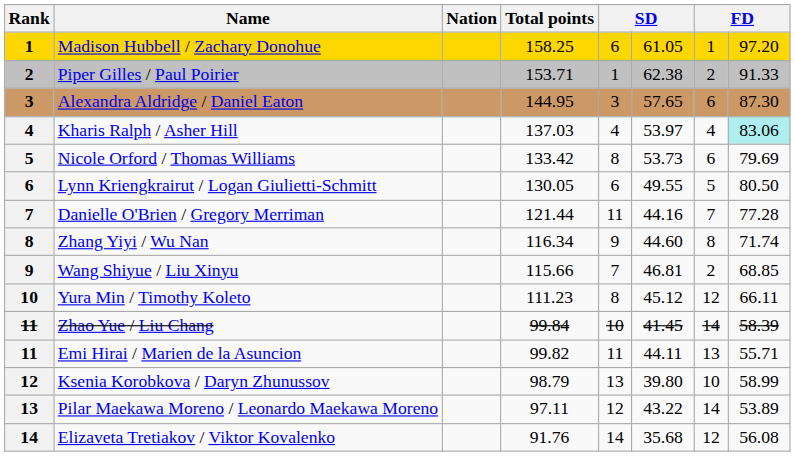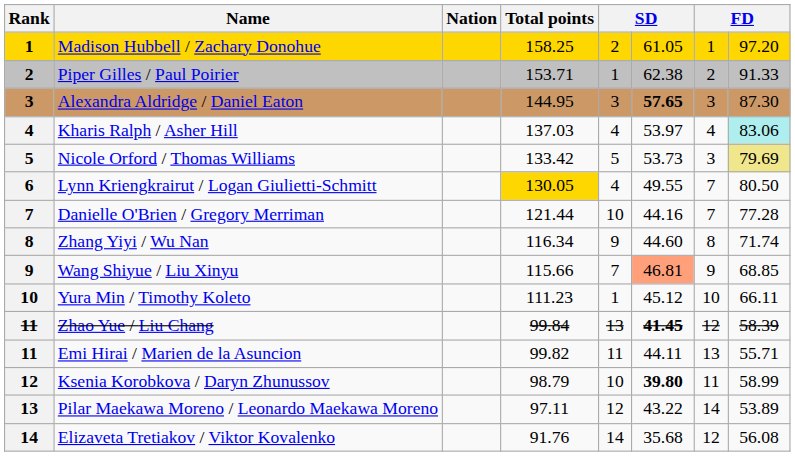(615, 46) 6 -> (615, 46) 2
(663, 102) normal -> (663, 102) bold
(711, 102) 6 -> (711, 102) 3
(615, 158) 8 -> (615, 158) 5
(711, 158) 6 -> (711, 158) 3
(759, 158) no background -> (759, 158) khaki background
(550, 185) no background -> (550, 185) gold background
(615, 185) 6 -> (615, 185) 4
(711, 185) 5 -> (711, 185) 7
(615, 213) 11 -> (615, 213) 10
(663, 269) no background -> (663, 269) lightsalmon background
(711, 269) 2 -> (711, 269) 9
(615, 297) 8 -> (615, 297) 1
(711, 297) 12 -> (711, 297) 10
(615, 325) 10 -> (615, 325) 13
(663, 325) normal -> (663, 325) bold
(711, 325) 14 -> (711, 325) 12
(615, 381) 13 -> (615, 381) 10
(663, 381) normal -> (663, 381) bold
(711, 381) 10 -> (711, 381) 11
